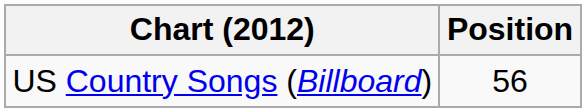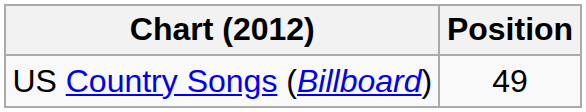(510, 80) 56 -> (510, 80) 49
